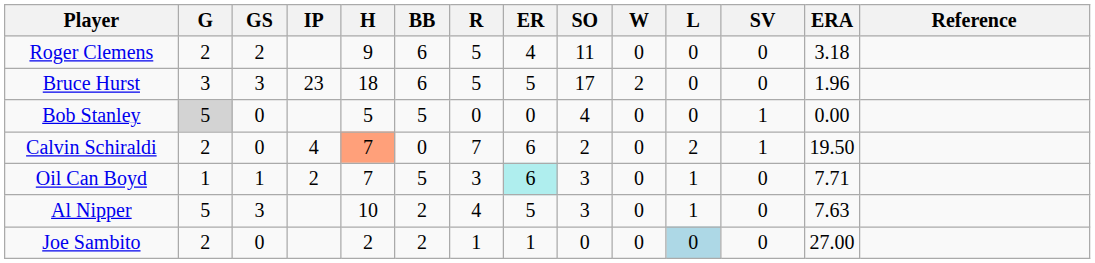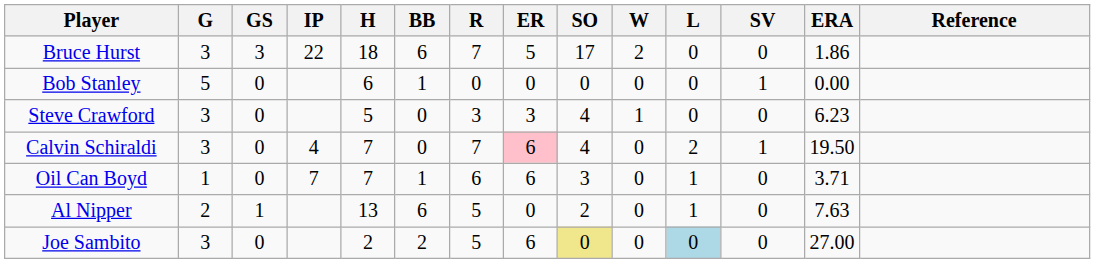- row: (91, 52)
(314, 83) 23 -> (314, 52) 22
(476, 83) 5 -> (476, 52) 7
(832, 83) 1.96 -> (832, 52) 1.86
(205, 115) lightgrey background -> (205, 83) no background
(368, 115) 5 -> (368, 83) 6
(422, 115) 5 -> (422, 83) 1
(585, 115) 4 -> (585, 83) 0
+ row: (91, 115)
(205, 147) 2 -> (205, 147) 3
(368, 147) lightsalmon background -> (368, 147) no background
(531, 147) no background -> (531, 147) pink background
(585, 147) 2 -> (585, 147) 4
(259, 178) 1 -> (259, 178) 0
(314, 178) 2 -> (314, 178) 7
(422, 178) 5 -> (422, 178) 1
(476, 178) 3 -> (476, 178) 6
(531, 178) paleturquoise background -> (531, 178) no background
(832, 178) 7.71 -> (832, 178) 3.71
(205, 210) 5 -> (205, 210) 2
(259, 210) 3 -> (259, 210) 1
(368, 210) 10 -> (368, 210) 13
(422, 210) 2 -> (422, 210) 6
(476, 210) 4 -> (476, 210) 5
(531, 210) 5 -> (531, 210) 0
(585, 210) 3 -> (585, 210) 2
(205, 242) 2 -> (205, 242) 3
(476, 242) 1 -> (476, 242) 5
(531, 242) 1 -> (531, 242) 6
(585, 242) no background -> (585, 242) khaki background
